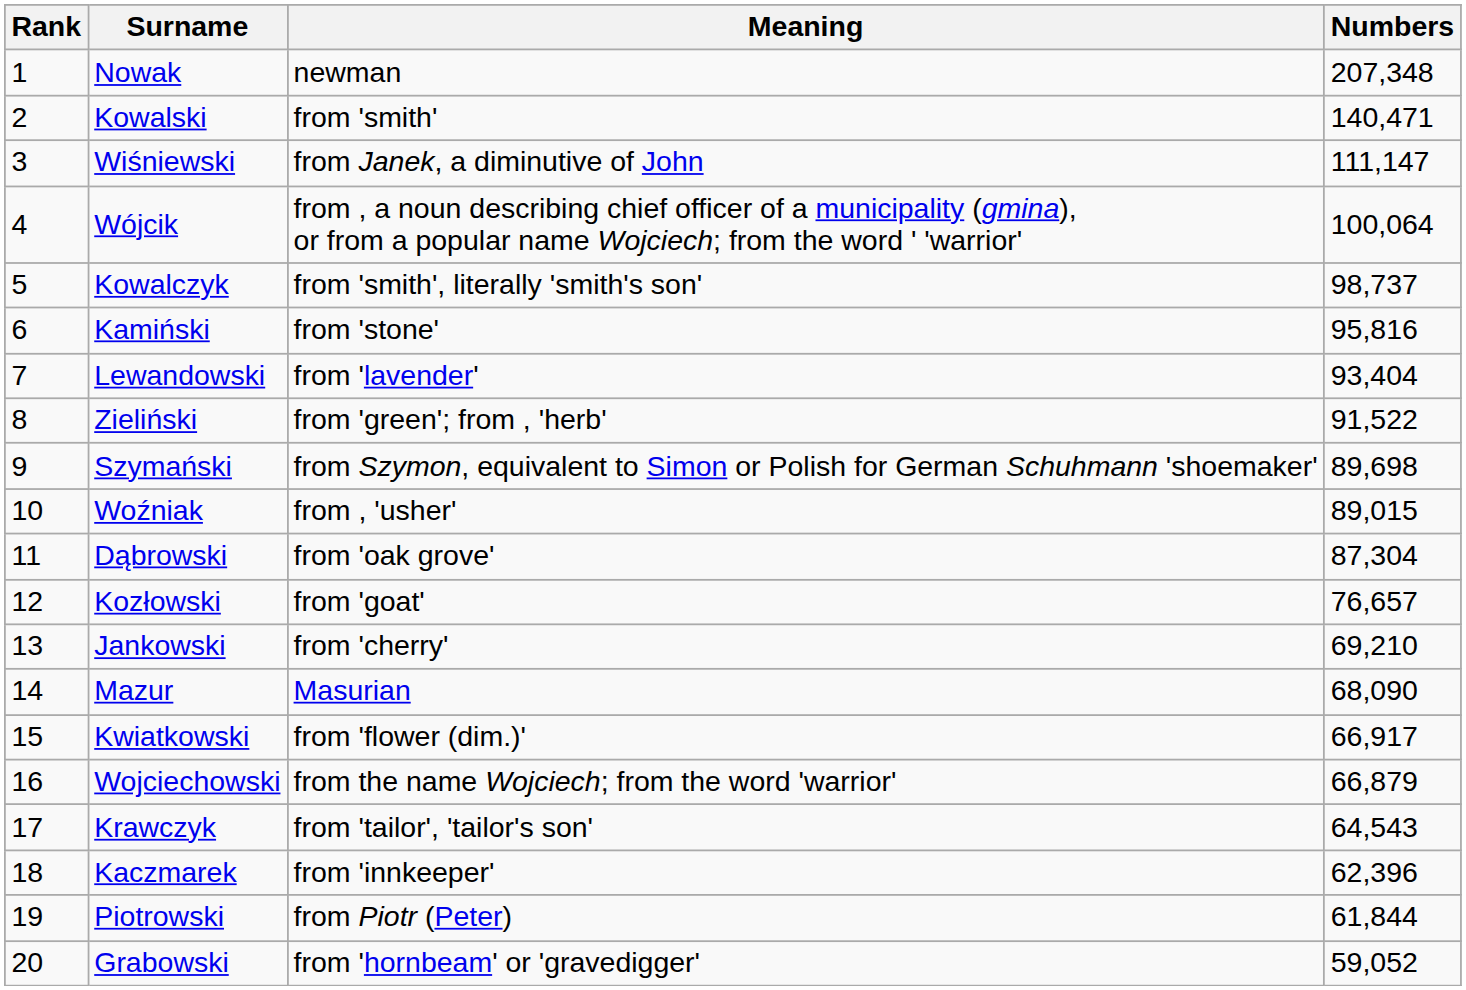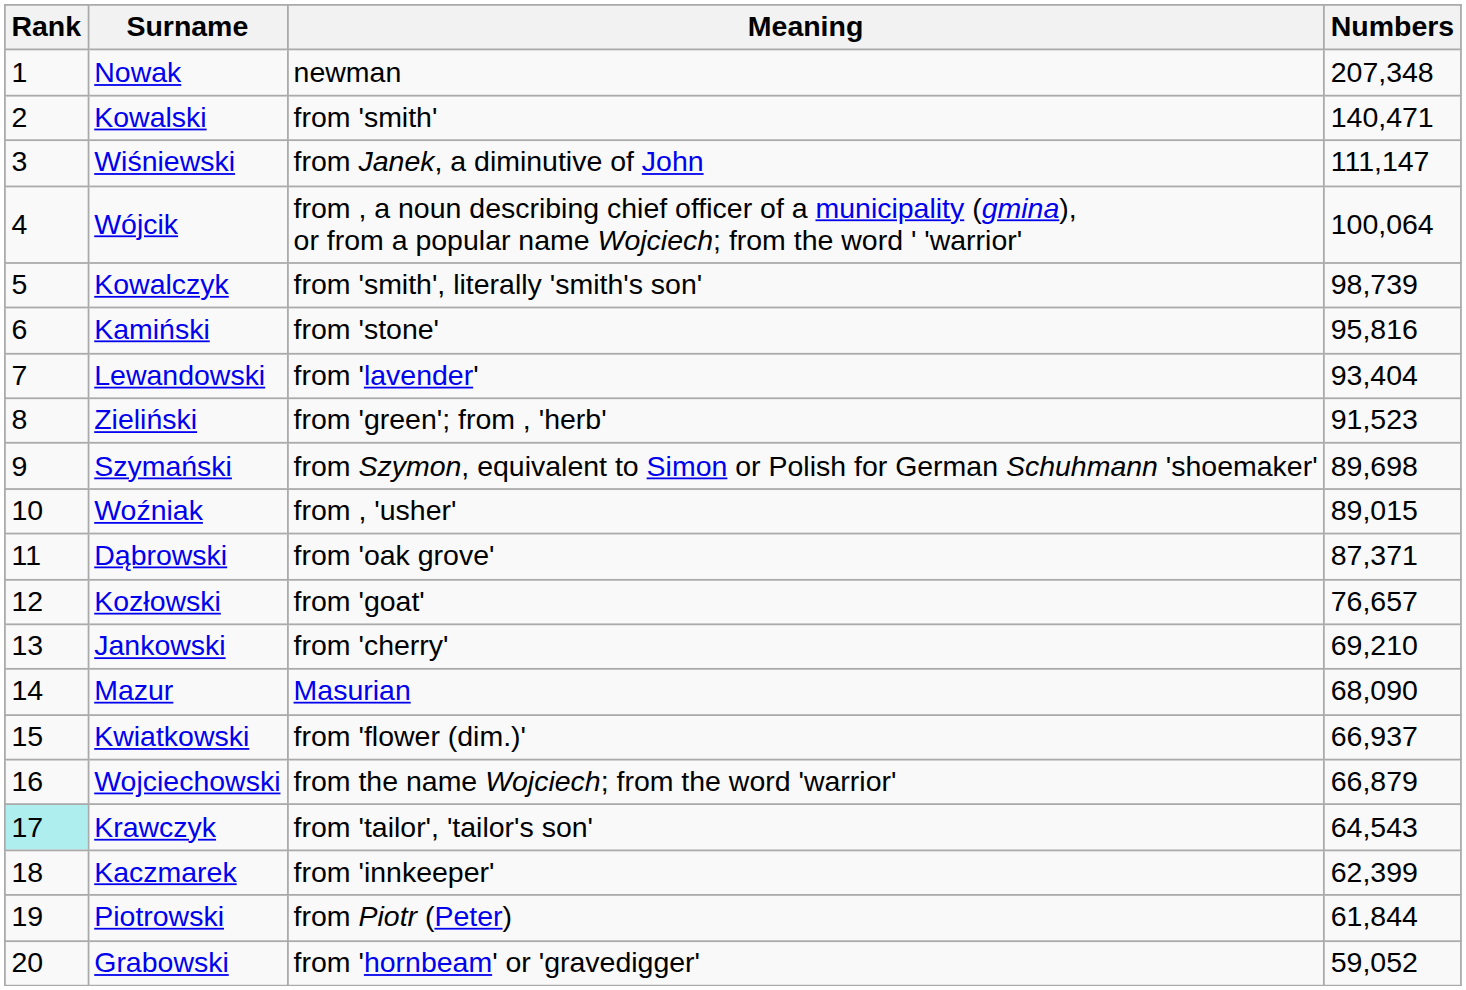(1374, 284) 98,737 -> (1374, 284) 98,739
(1374, 420) 91,522 -> (1374, 420) 91,523
(1374, 555) 87,304 -> (1374, 555) 87,371
(1374, 736) 66,917 -> (1374, 736) 66,937
(27, 826) no background -> (27, 826) paleturquoise background
(1374, 872) 62,396 -> (1374, 872) 62,399
